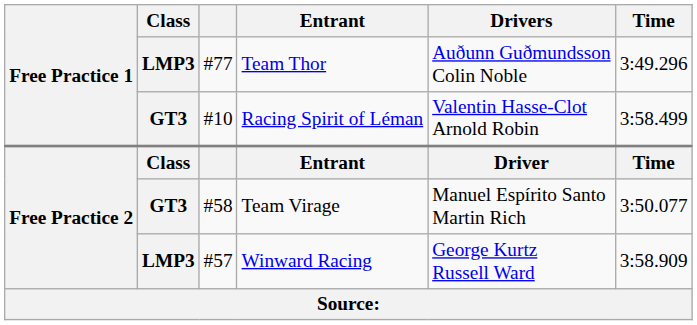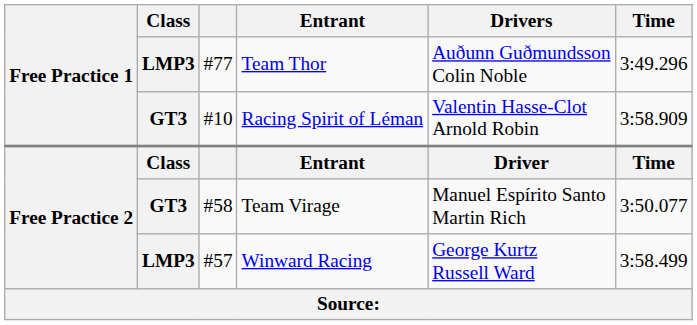(654, 118) 3:58.499 -> (654, 118) 3:58.909
(654, 260) 3:58.909 -> (654, 260) 3:58.499
